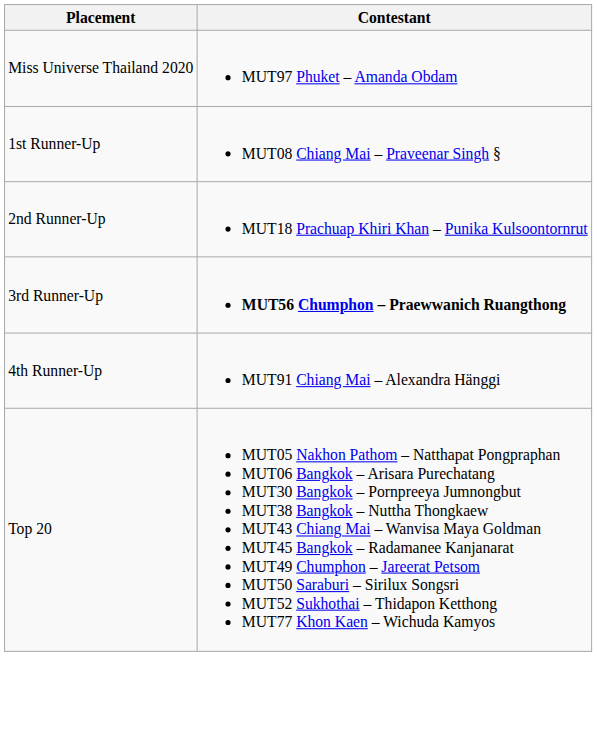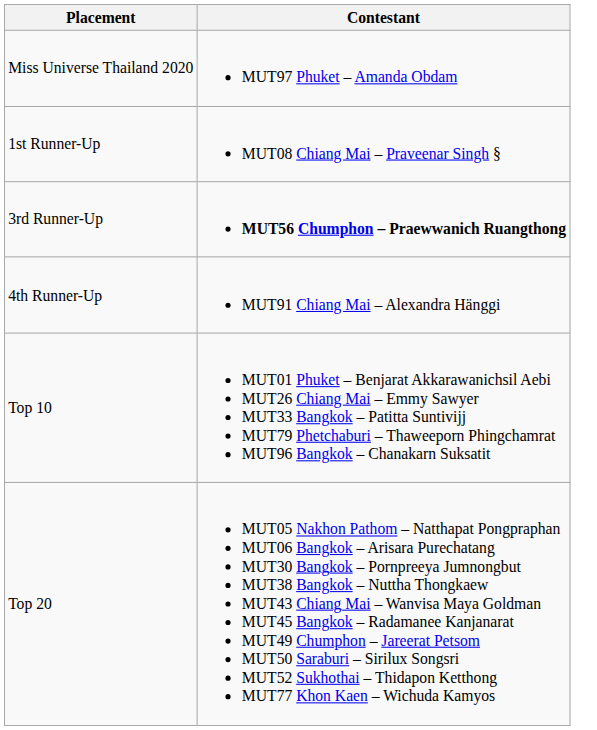- row: (57, 219)
+ row: (30, 407)
